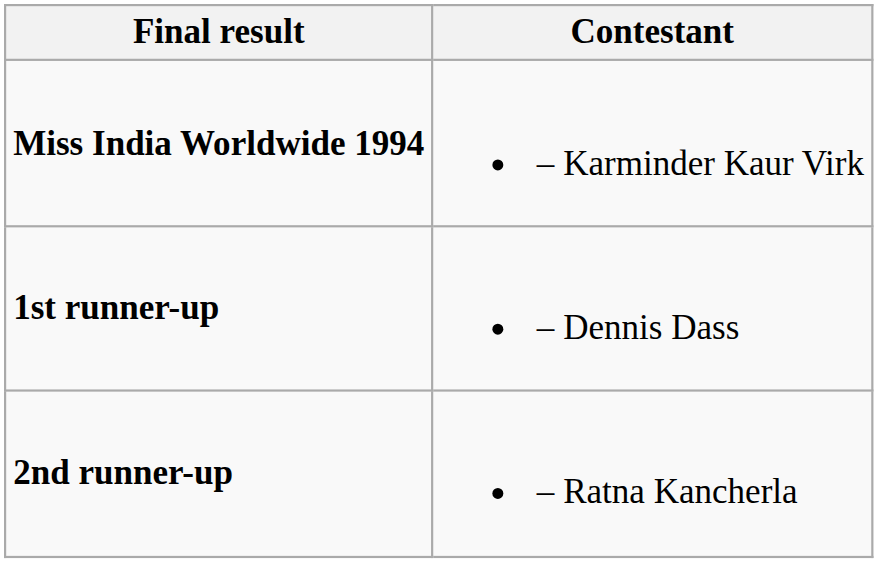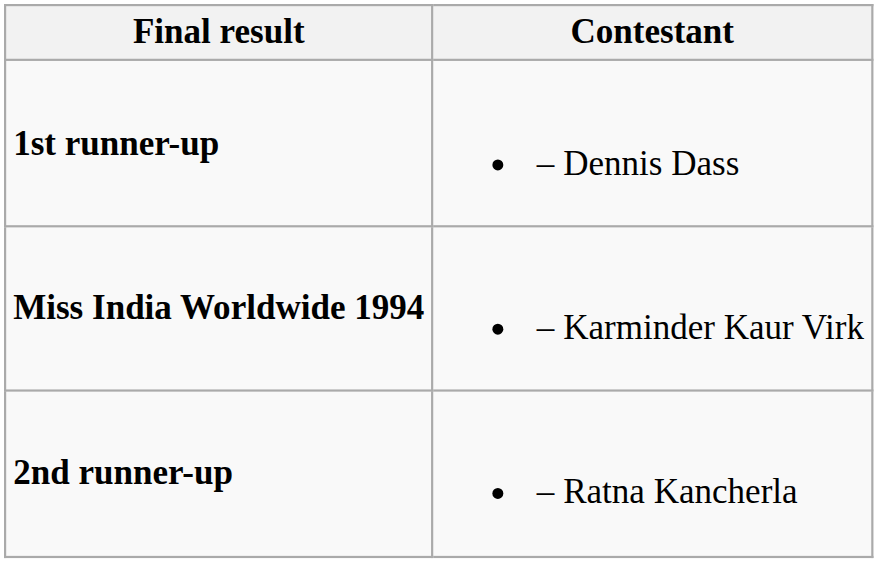rows swapped: (219, 142) <-> (116, 307)
